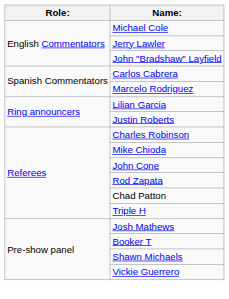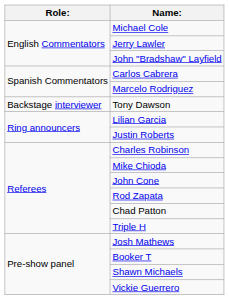+ row: (141, 104)
